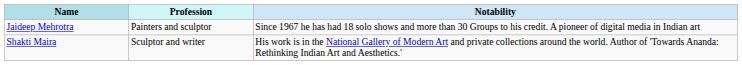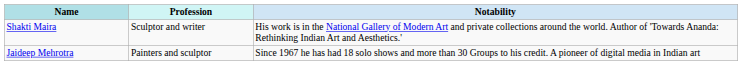rows swapped: (40, 27) <-> (31, 42)
